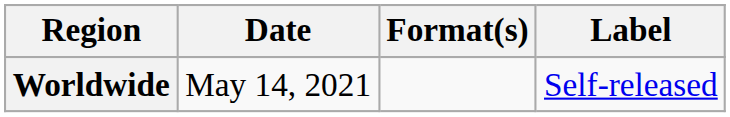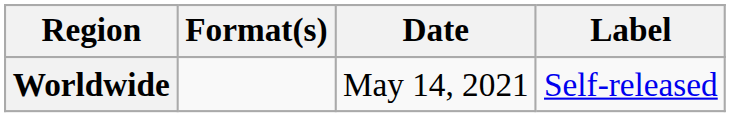columns swapped: (278, 30) <-> (458, 30)
